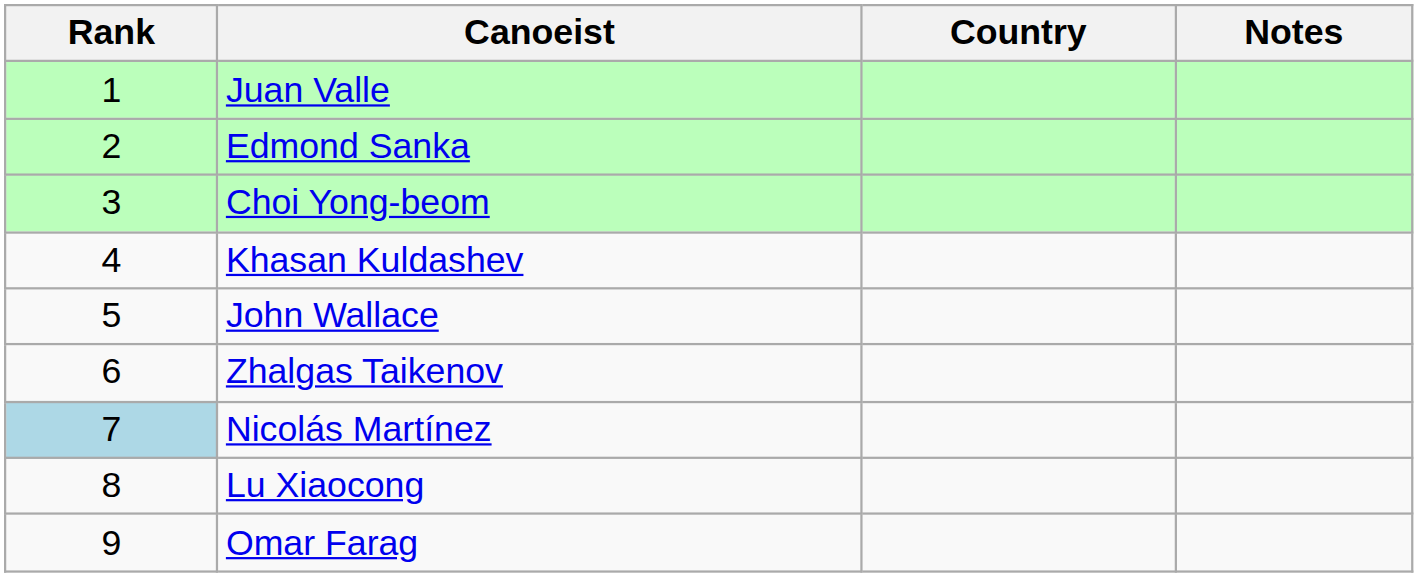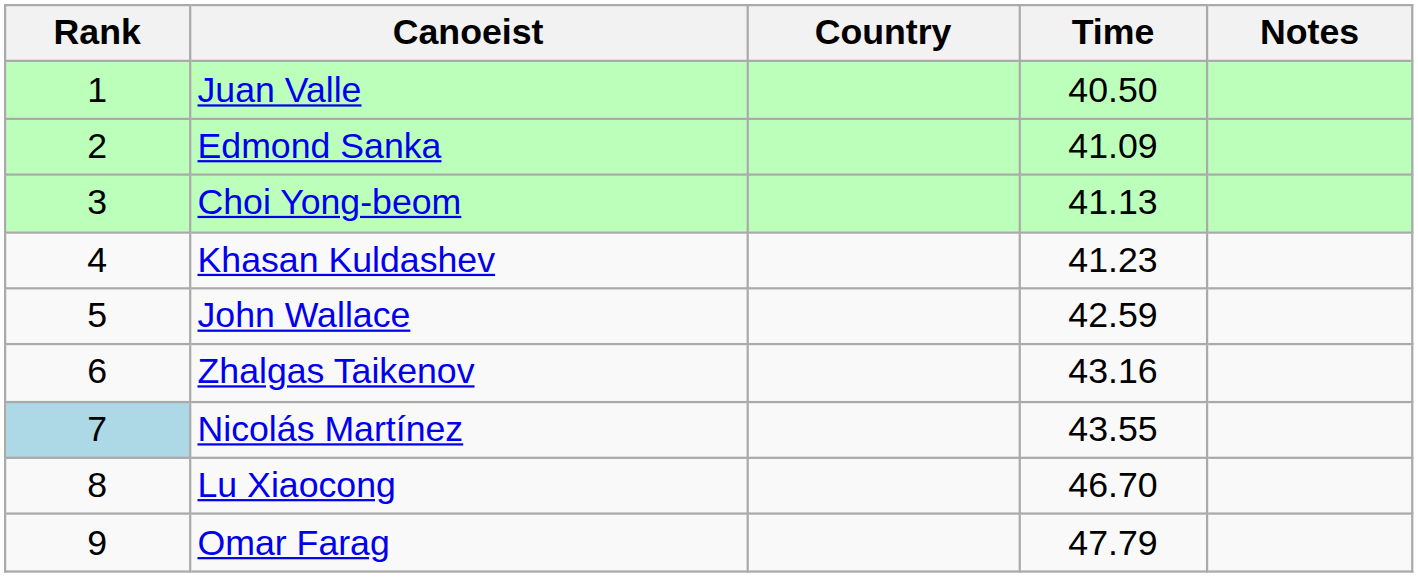+ column: (1113, 32)
